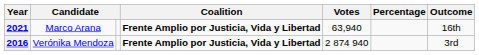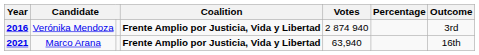rows swapped: (17, 43) <-> (17, 27)
